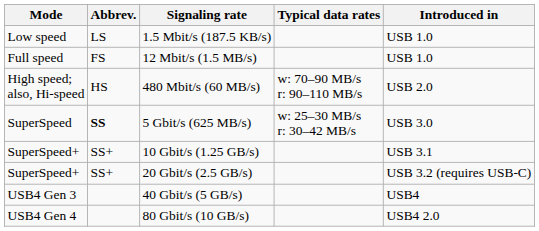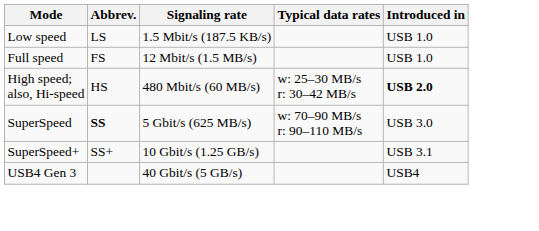(320, 86) w: 70–90 MB/s r: 90–110 MB/s -> (319, 86) w: 25–30 MB/s r: 30–42 MB/s
(410, 86) normal -> (410, 86) bold
(319, 123) w: 25–30 MB/s r: 30–42 MB/s -> (320, 123) w: 70–90 MB/s r: 90–110 MB/s
- row: (197, 173)
- row: (196, 215)
